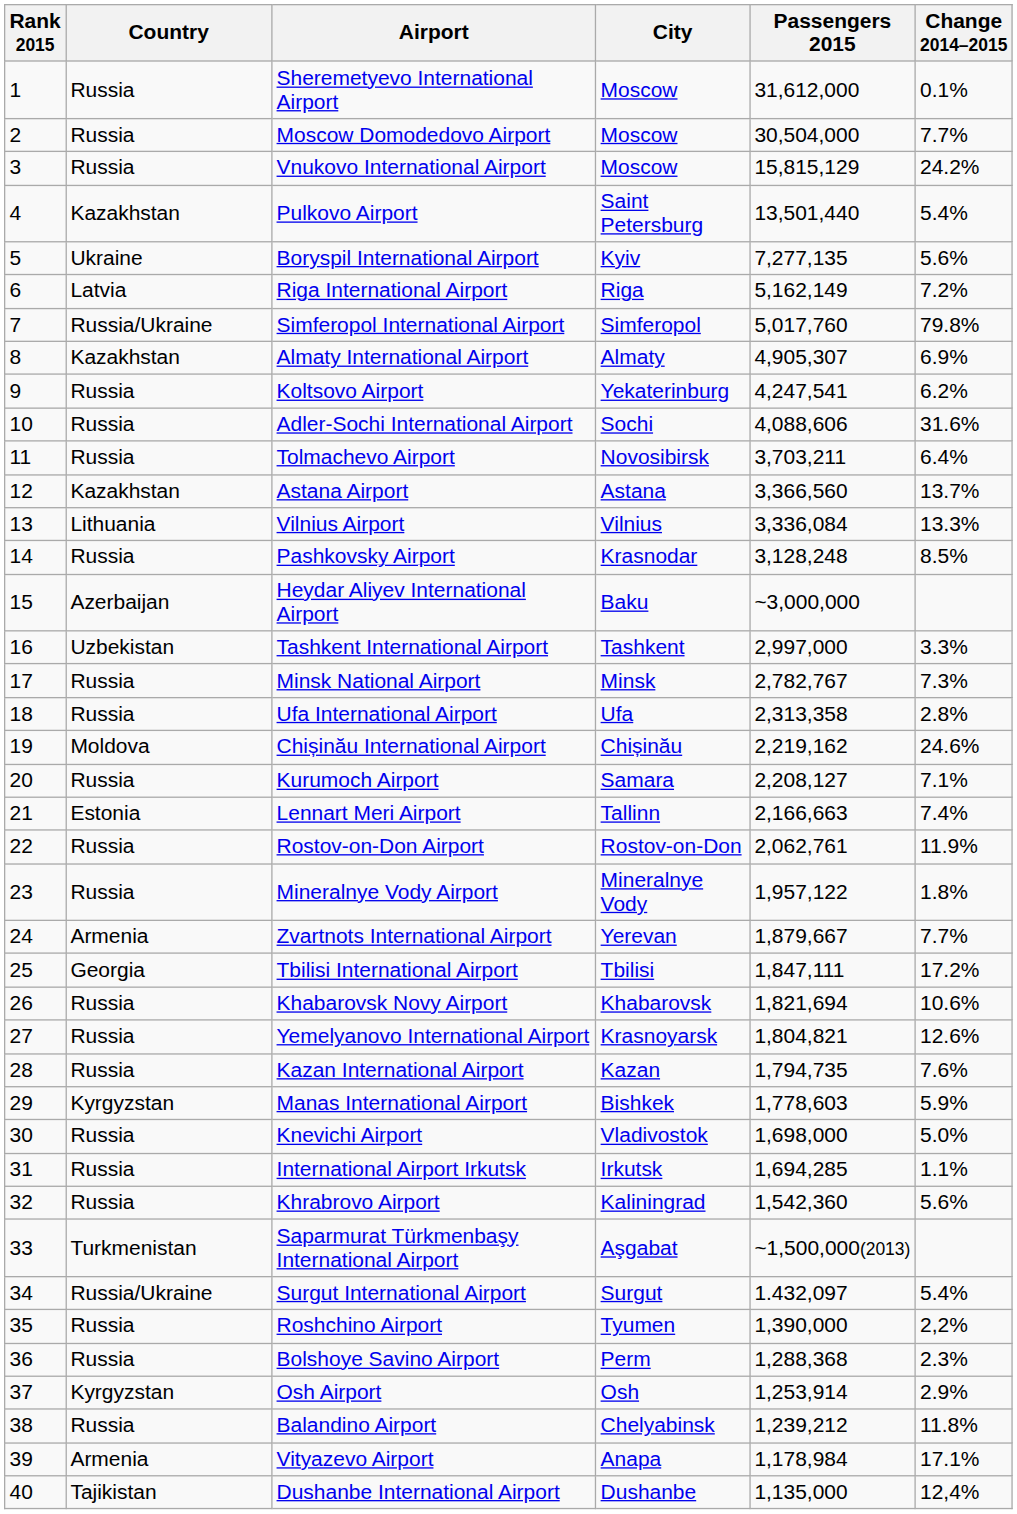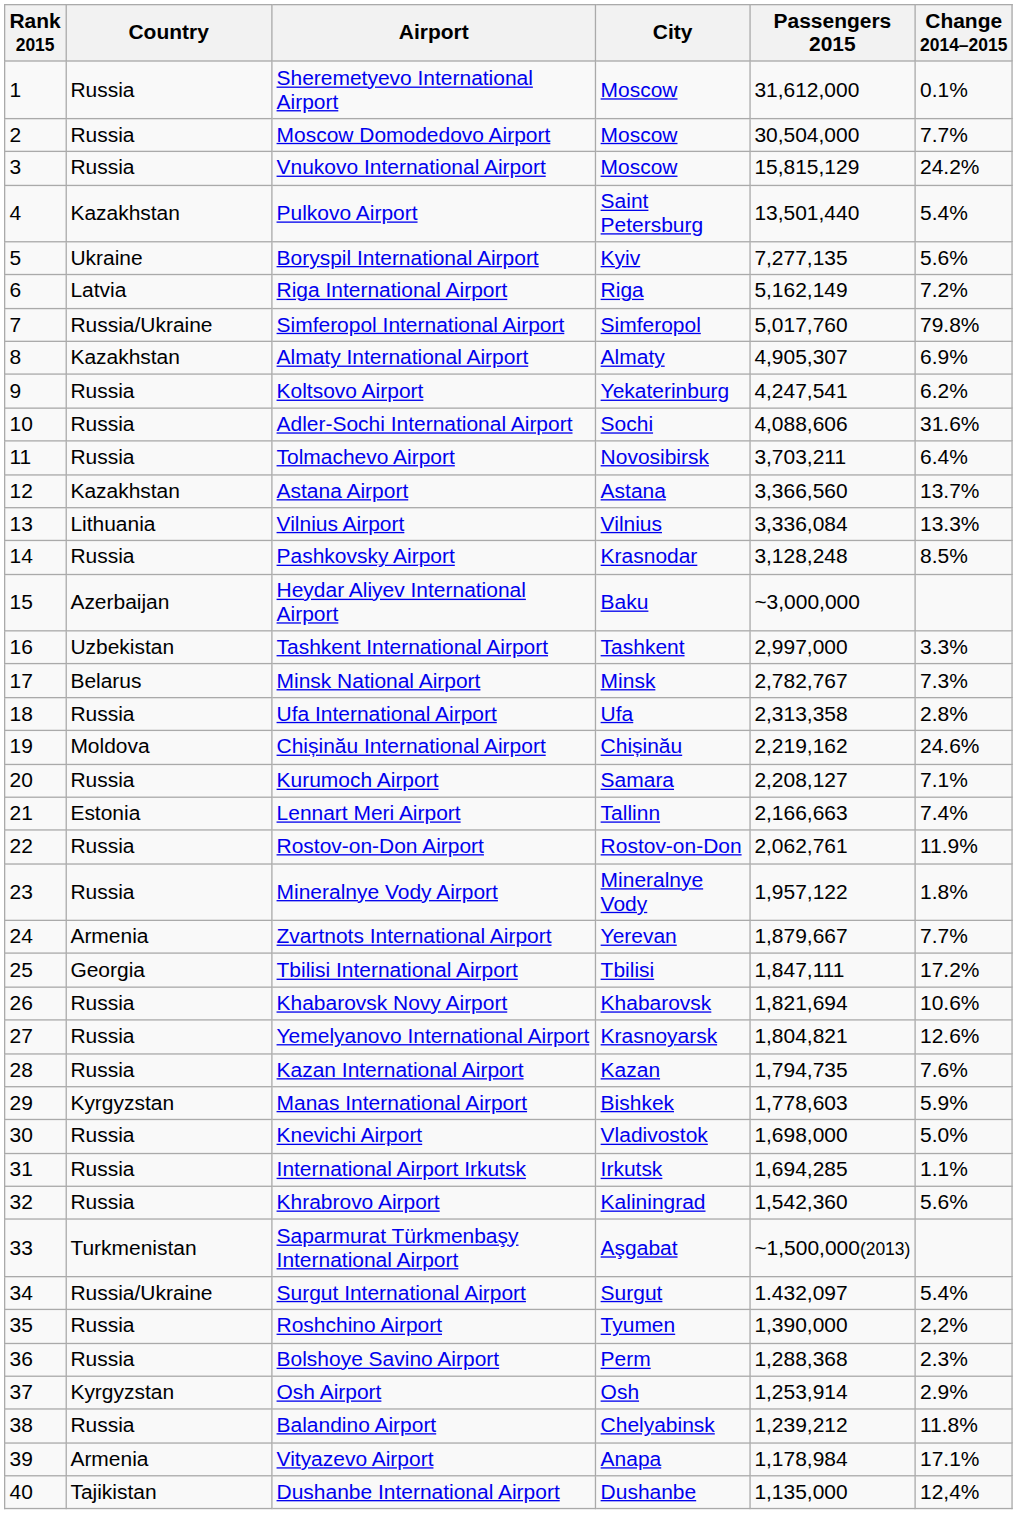(102, 680) Russia -> (106, 680) Belarus
